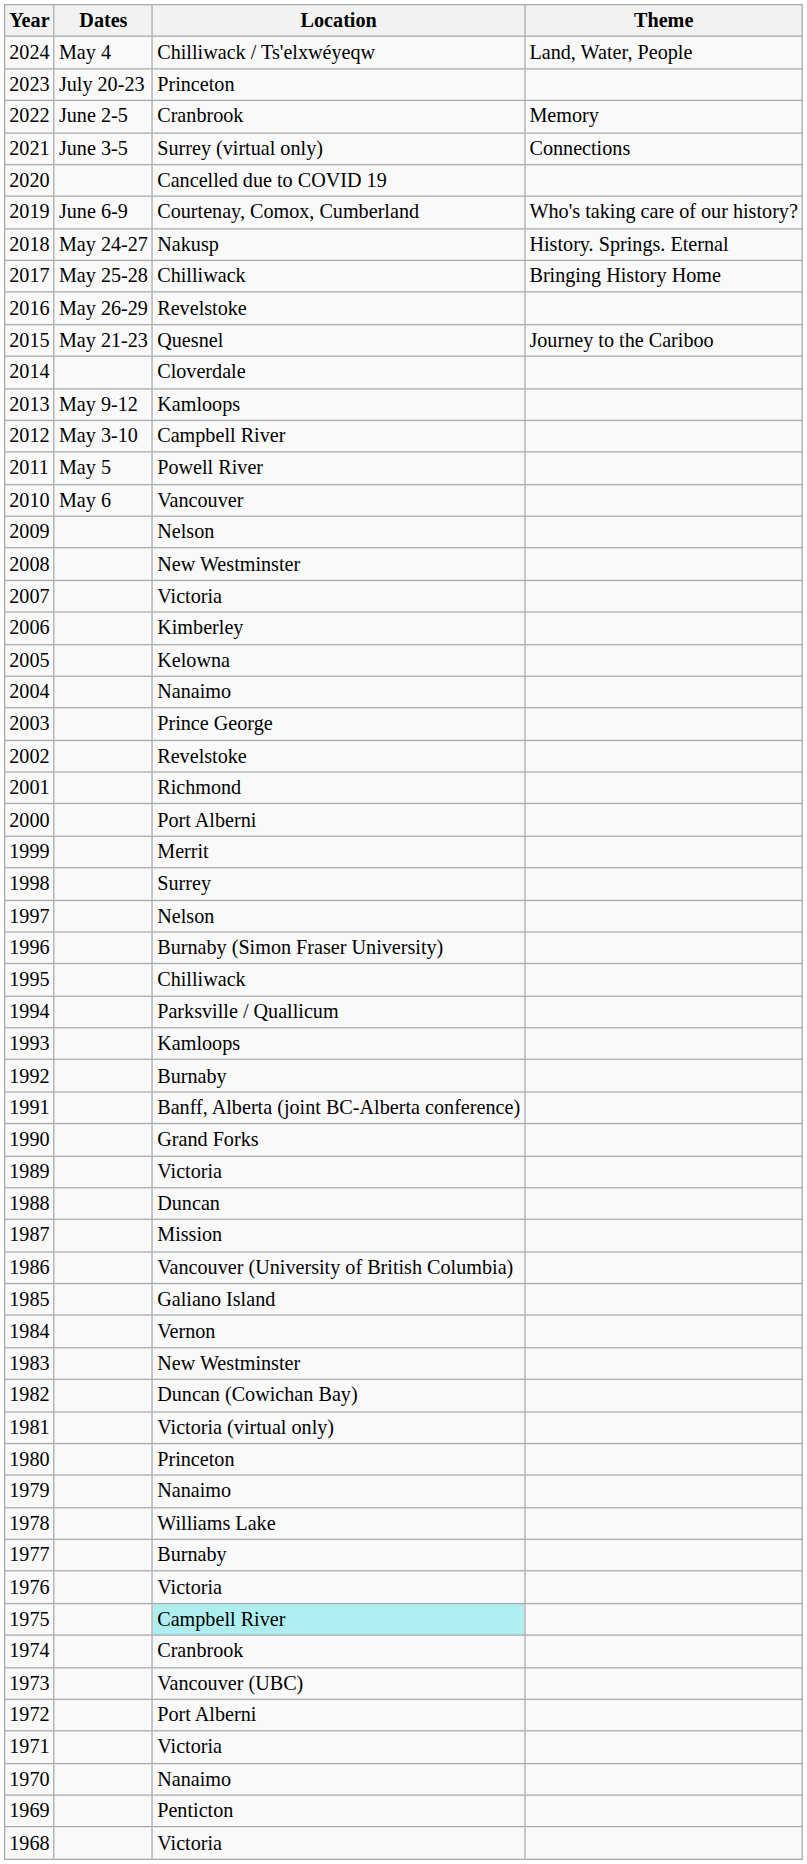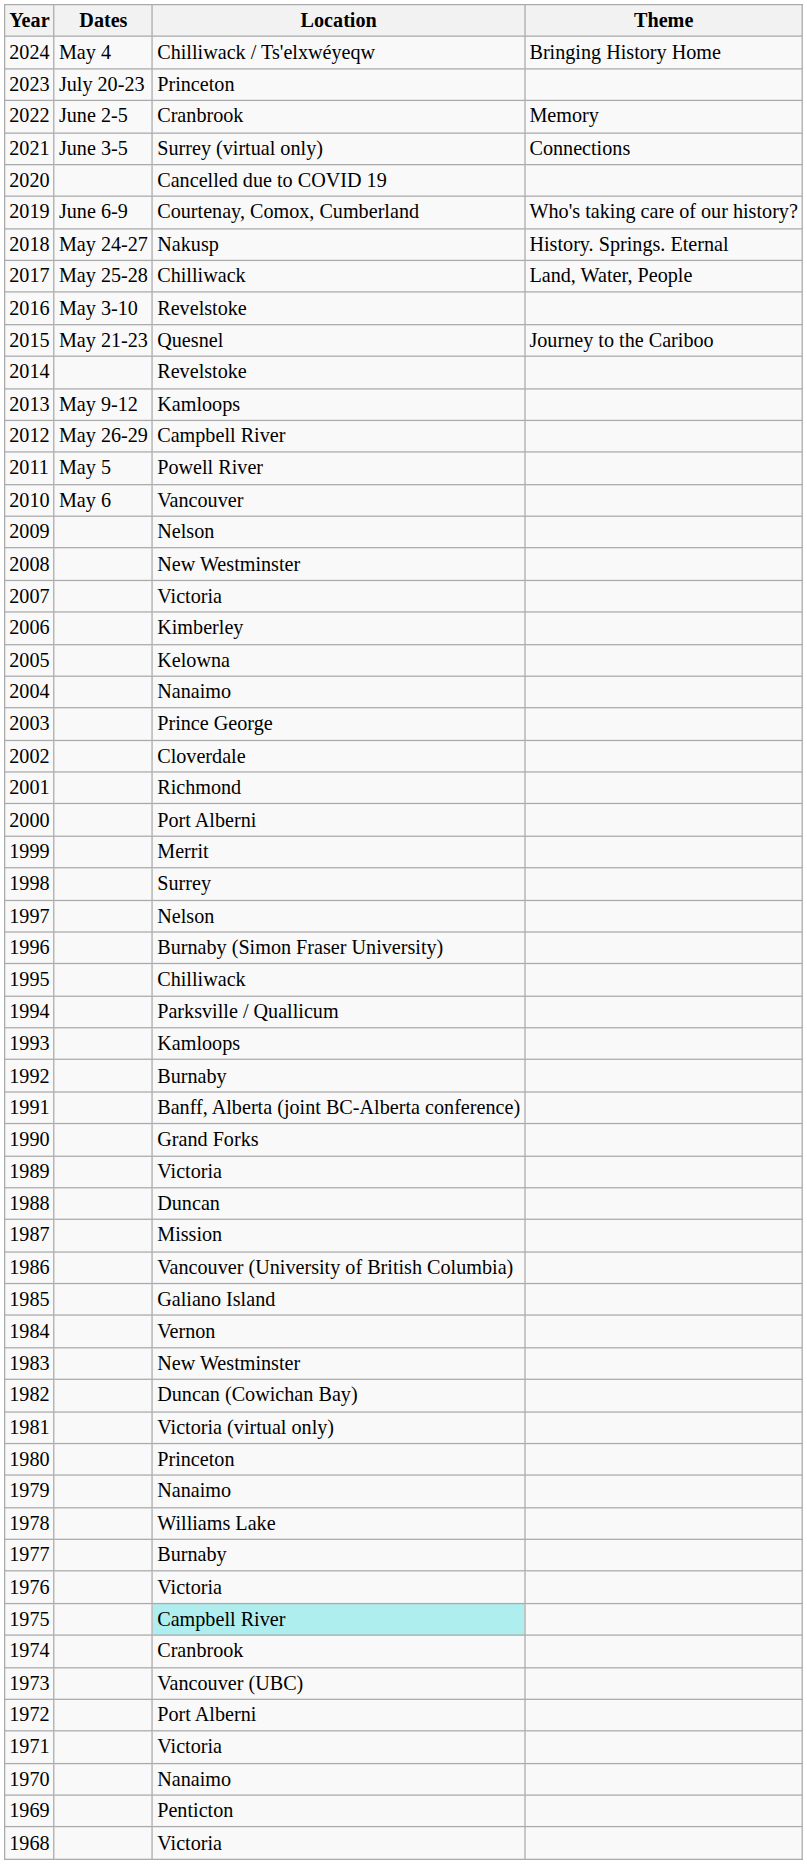(611, 52) Land, Water, People -> (625, 52) Bringing History Home
(625, 276) Bringing History Home -> (611, 276) Land, Water, People
(103, 308) May 26-29 -> (98, 308) May 3-10
(201, 372) Cloverdale -> (202, 372) Revelstoke
(98, 436) May 3-10 -> (103, 436) May 26-29
(202, 755) Revelstoke -> (201, 755) Cloverdale
